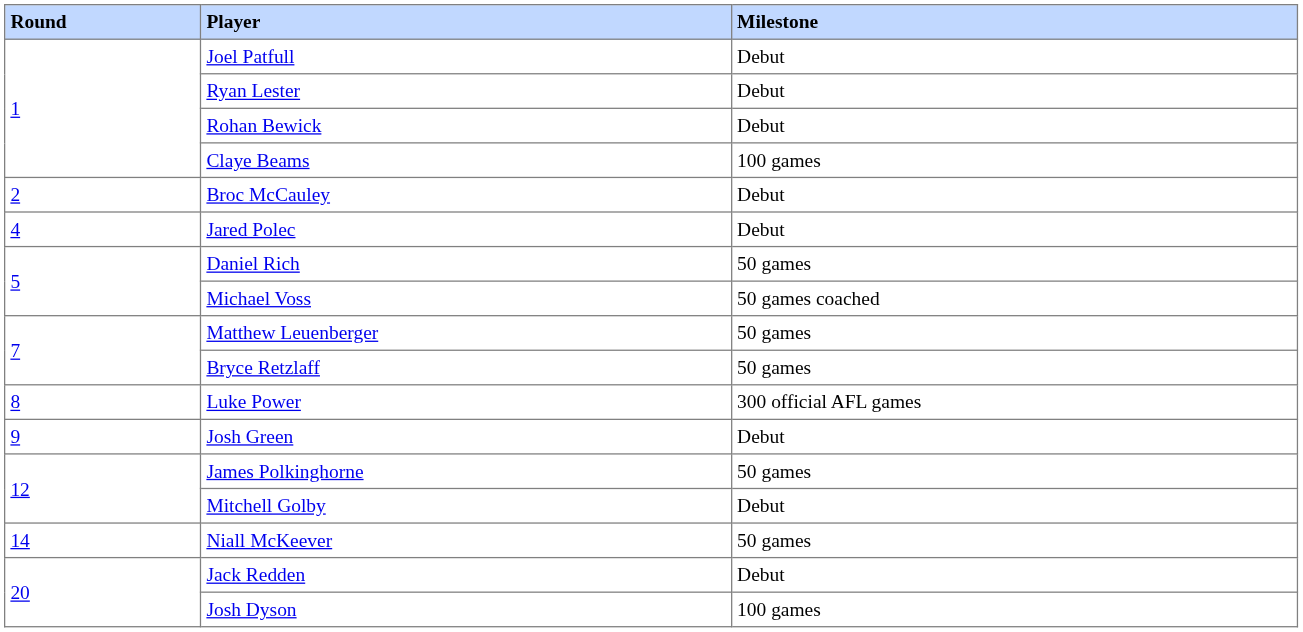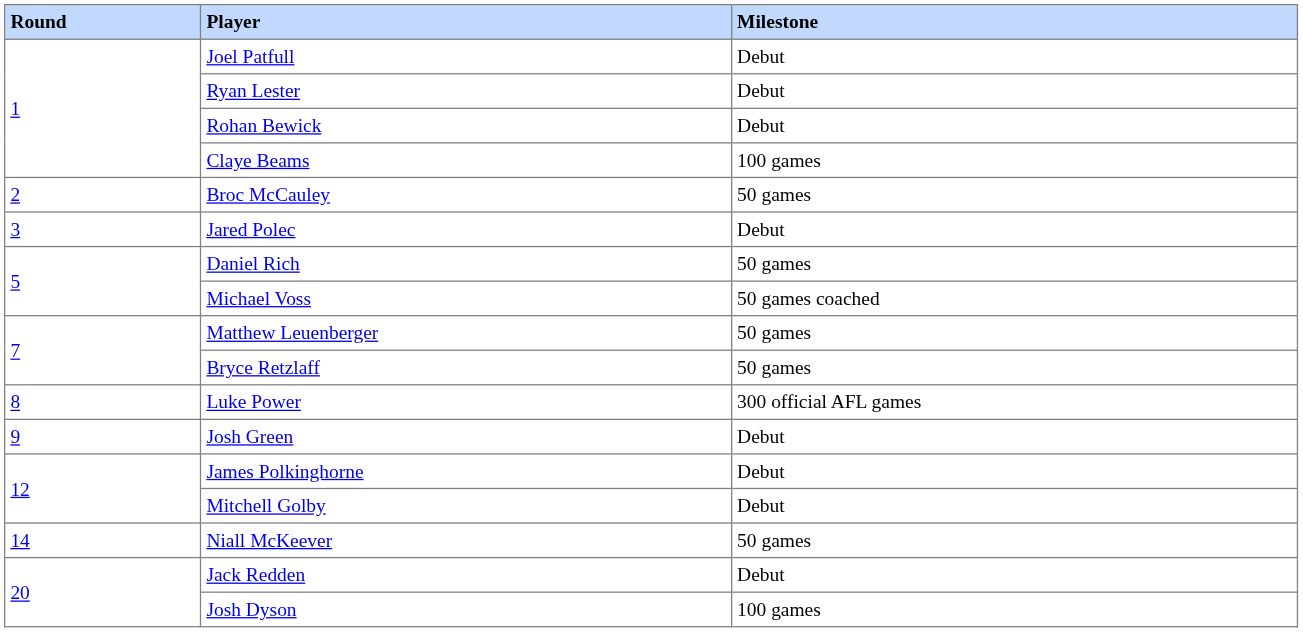(761, 194) Debut -> (774, 194) 50 games
(15, 229) 4 -> (15, 229) 3
(774, 471) 50 games -> (761, 471) Debut
